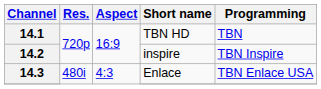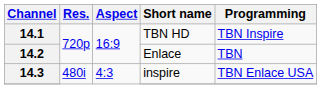(230, 34) TBN -> (250, 34) TBN Inspire
(162, 53) inspire -> (162, 53) Enlace
(250, 53) TBN Inspire -> (230, 53) TBN
(162, 73) Enlace -> (162, 73) inspire
